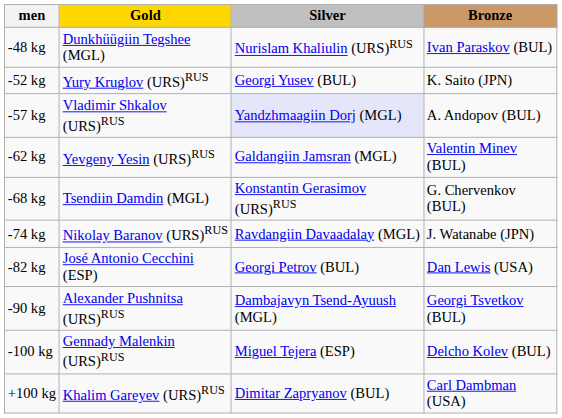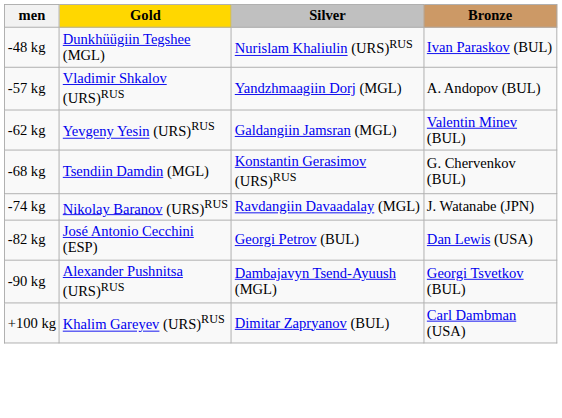- row: (27, 80)
(318, 115) lavender background -> (318, 88) no background
- row: (30, 351)
